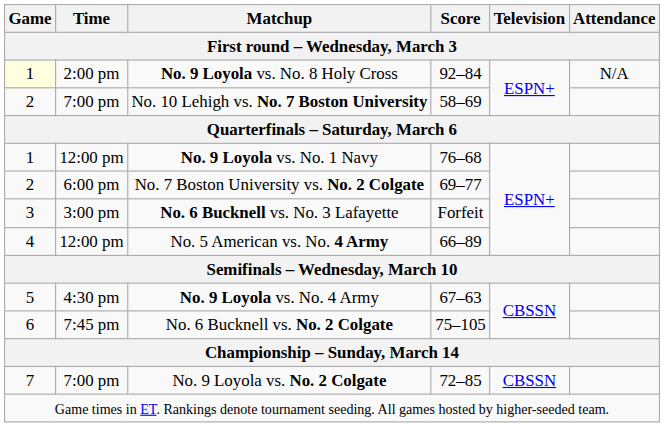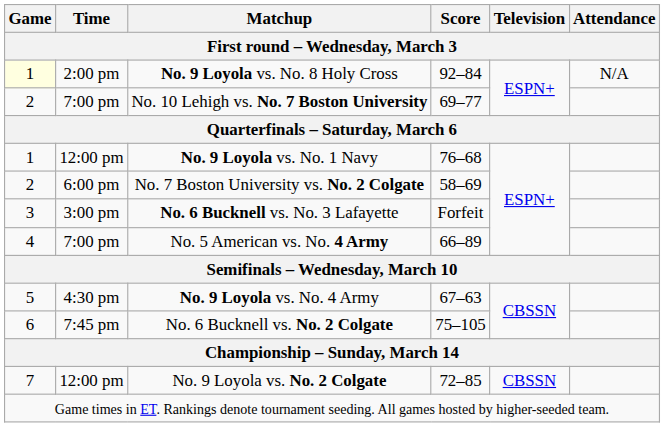(461, 102) 58–69 -> (461, 102) 69–77
(461, 185) 69–77 -> (461, 185) 58–69
(91, 241) 12:00 pm -> (91, 241) 7:00 pm
(91, 380) 7:00 pm -> (91, 380) 12:00 pm
